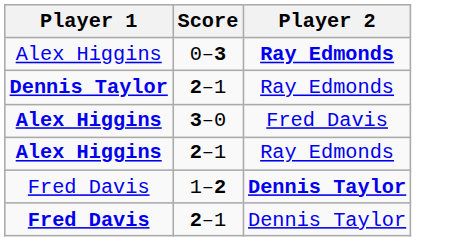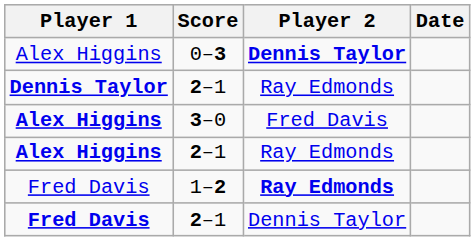+ column: (440, 21)
(327, 54) Ray Edmonds -> (327, 54) Dennis Taylor
(327, 187) Dennis Taylor -> (327, 187) Ray Edmonds
